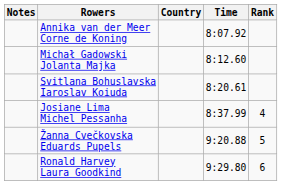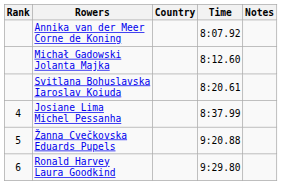columns swapped: (262, 12) <-> (21, 12)
